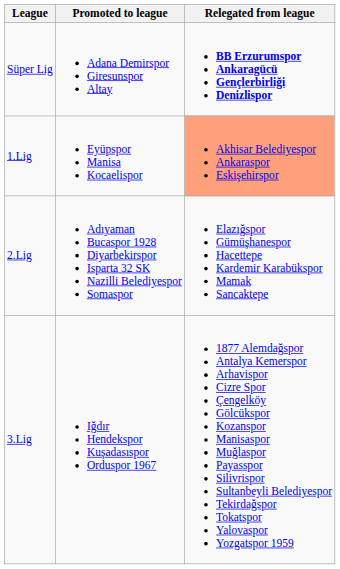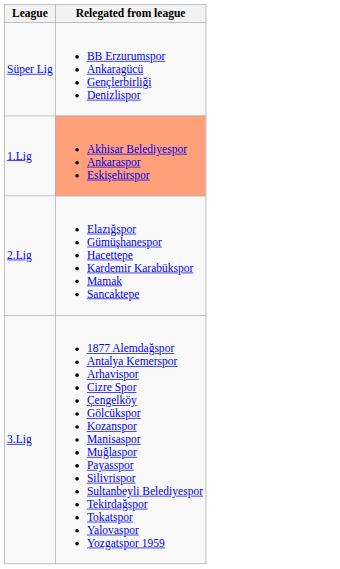- column: (120, 13)
(260, 76) bold -> (131, 76) normal
